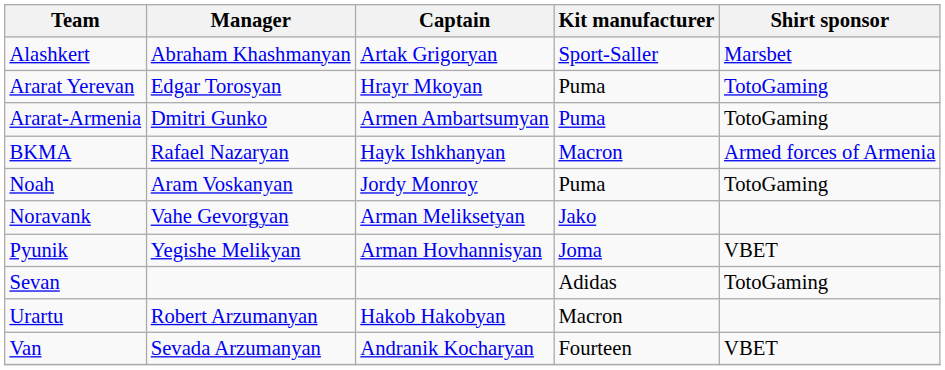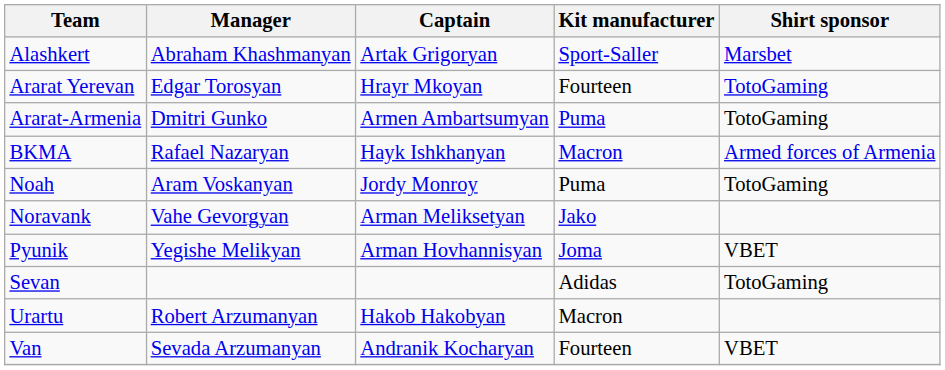(582, 86) Puma -> (595, 86) Fourteen
